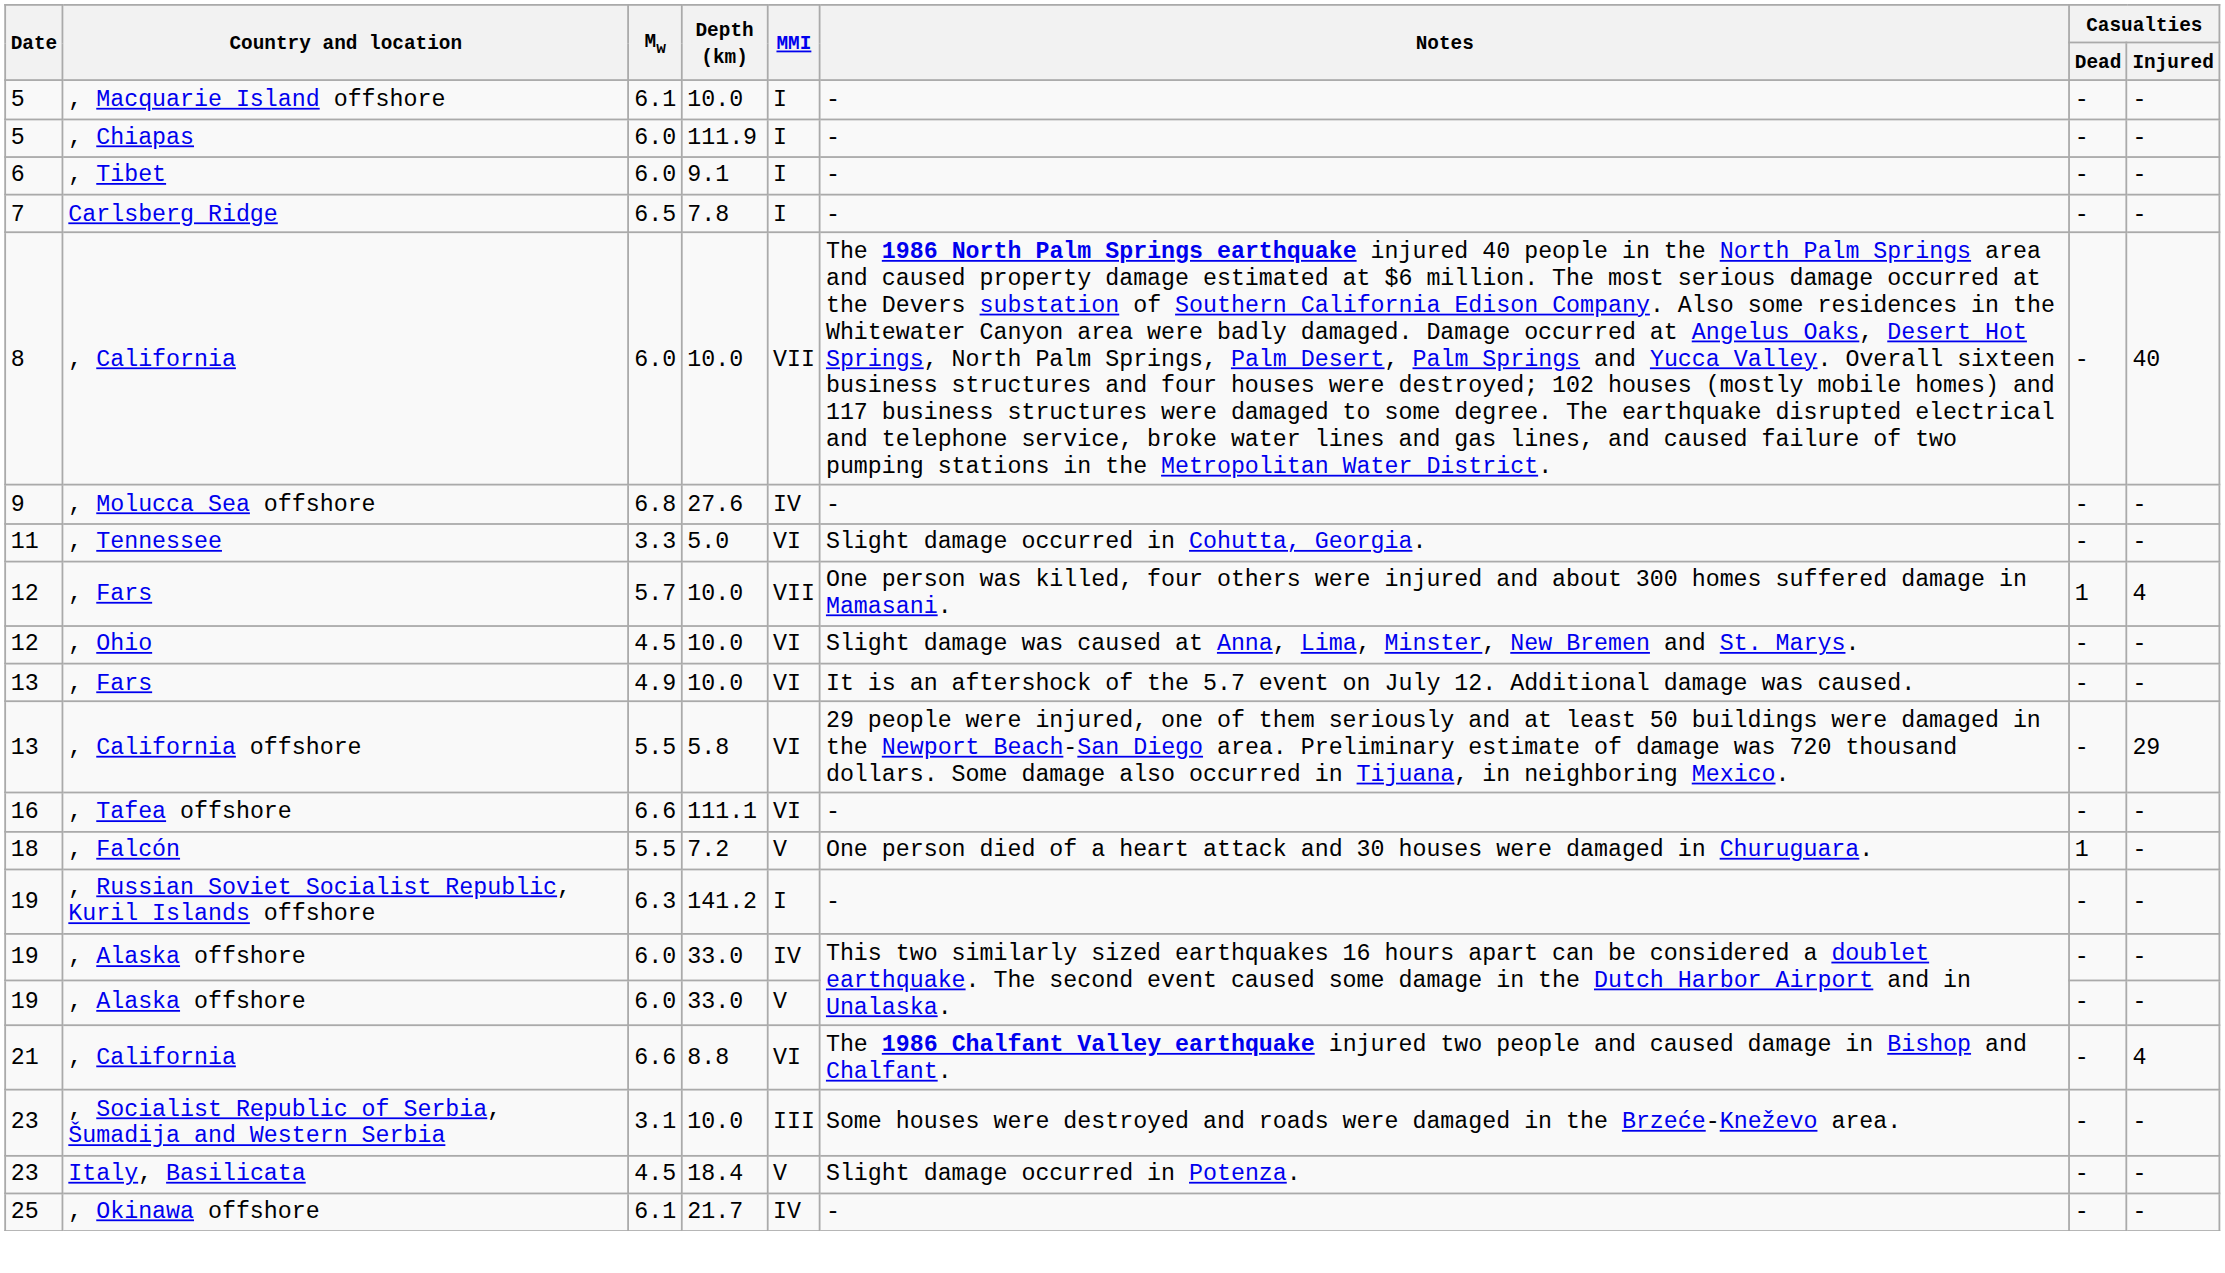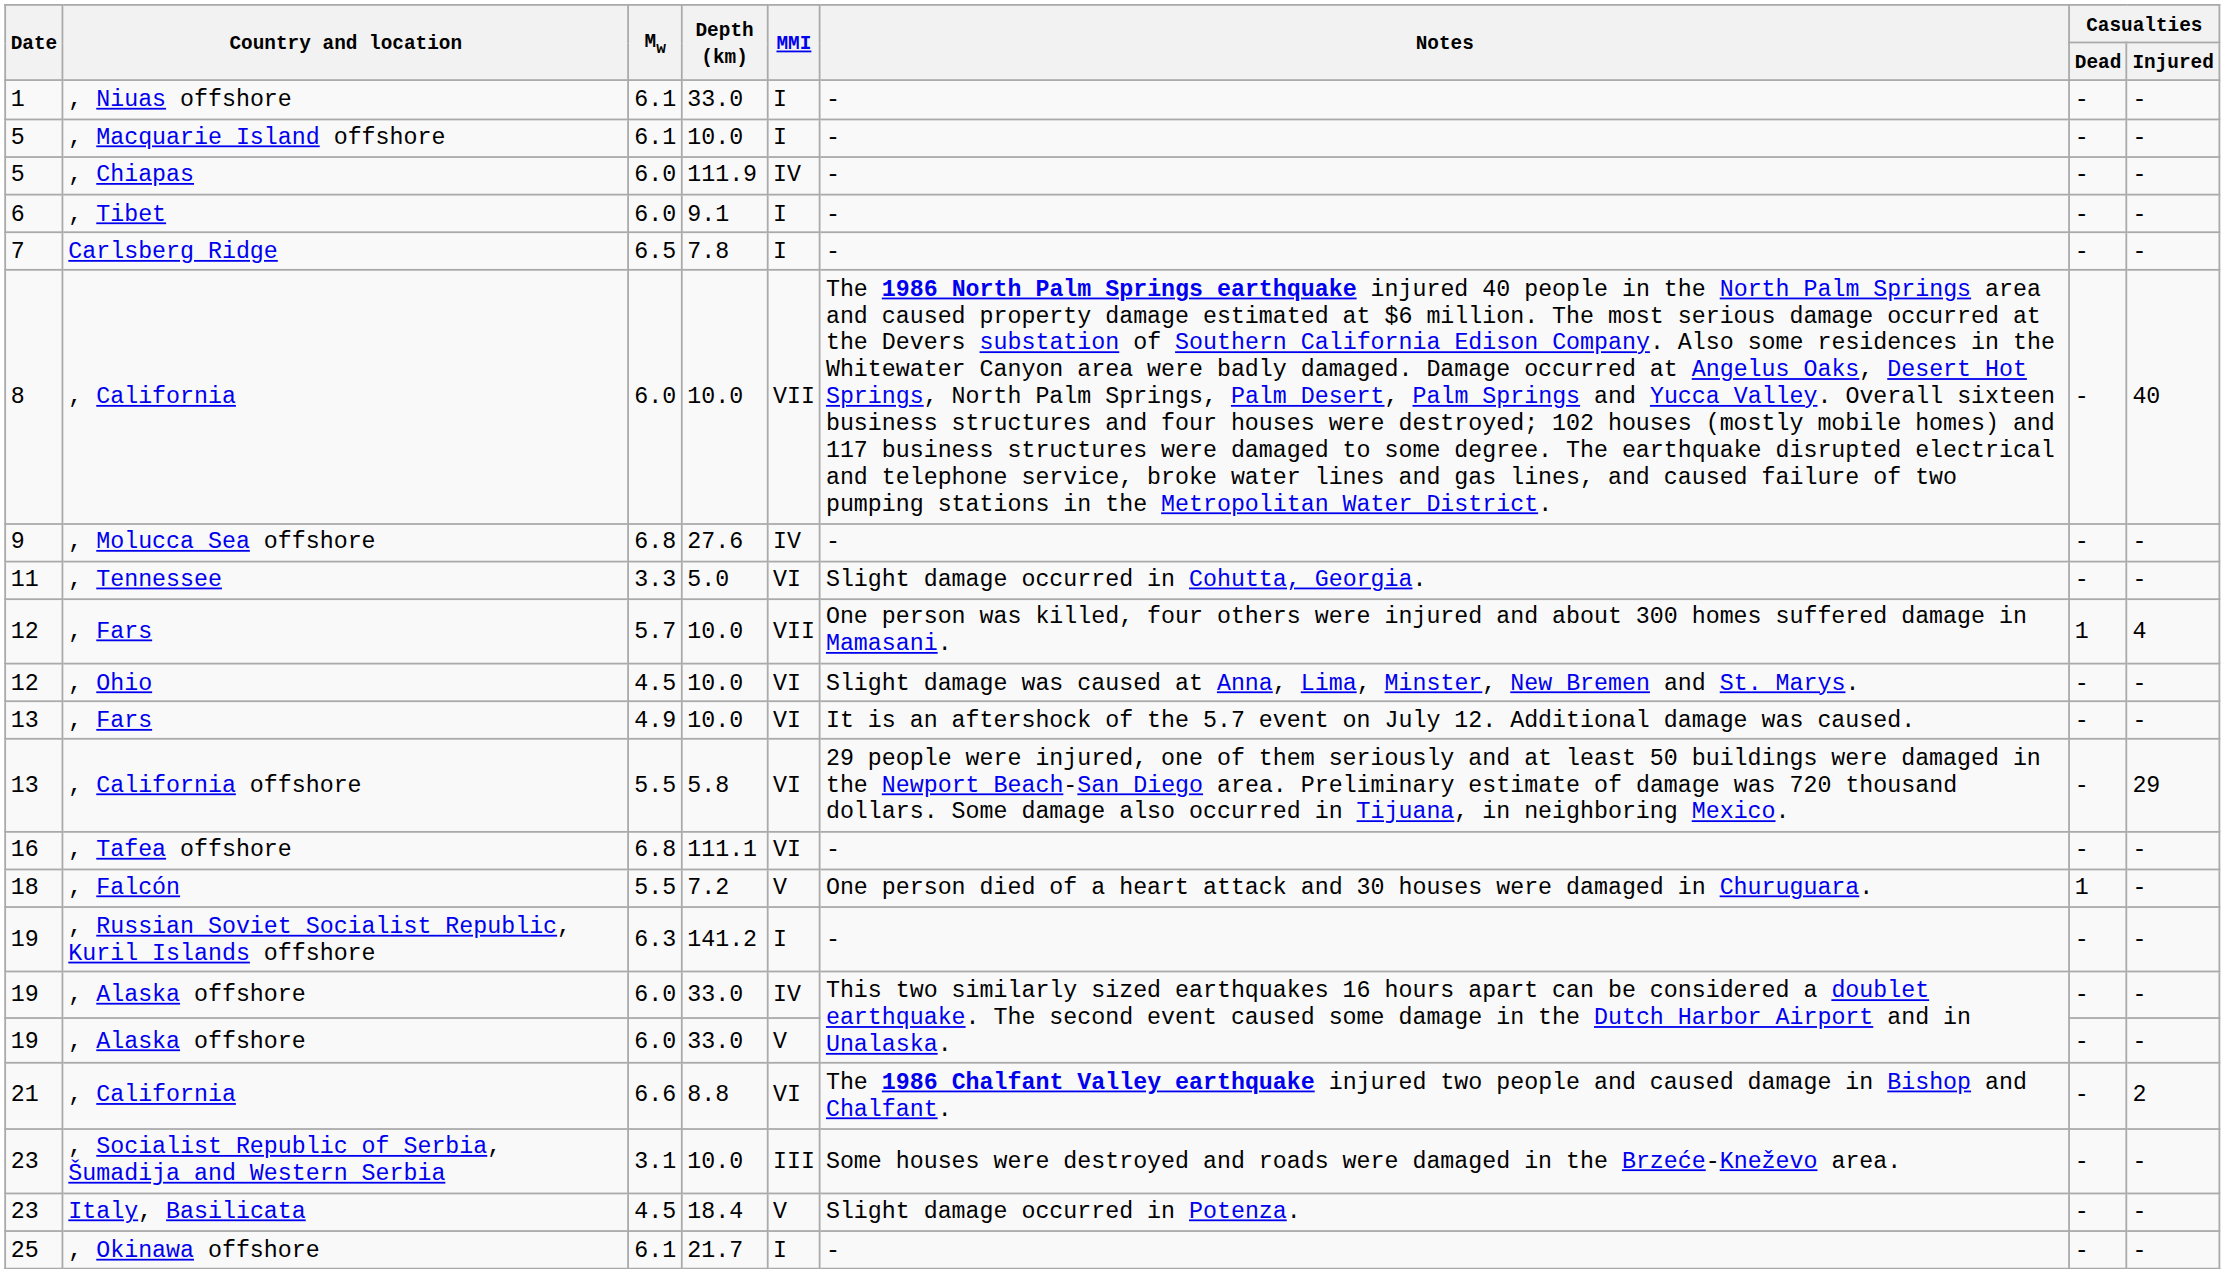+ row: (18, 100)
(780, 138) I -> (787, 176) IV
(655, 812) 6.6 -> (655, 850) 6.8
(2139, 1058) 4 -> (2139, 1096) 2
(787, 1212) IV -> (780, 1250) I
